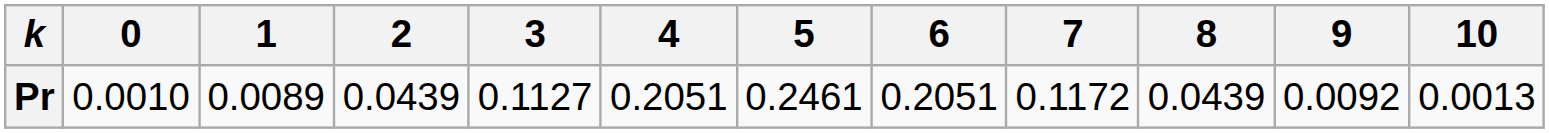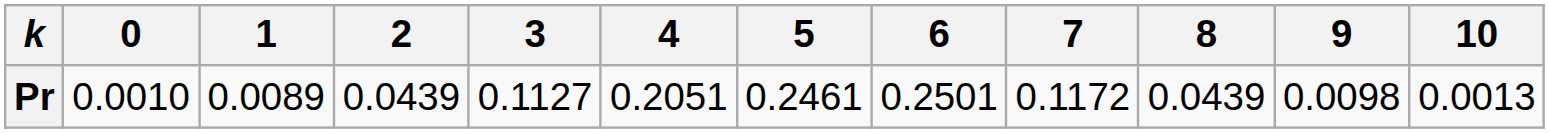(939, 95) 0.2051 -> (939, 95) 0.2501
(1342, 95) 0.0092 -> (1342, 95) 0.0098
